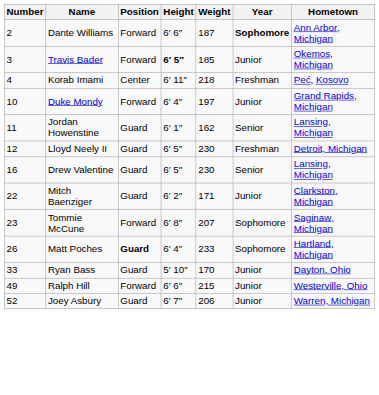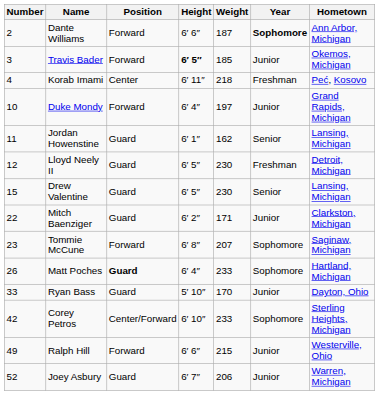(12, 170) 16 -> (12, 191) 15
+ row: (62, 318)
